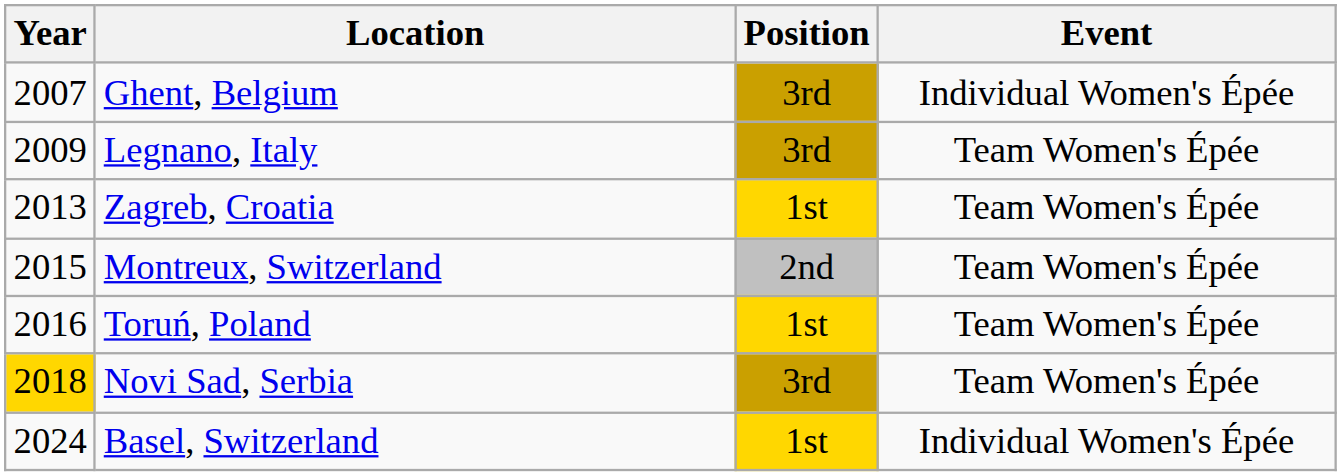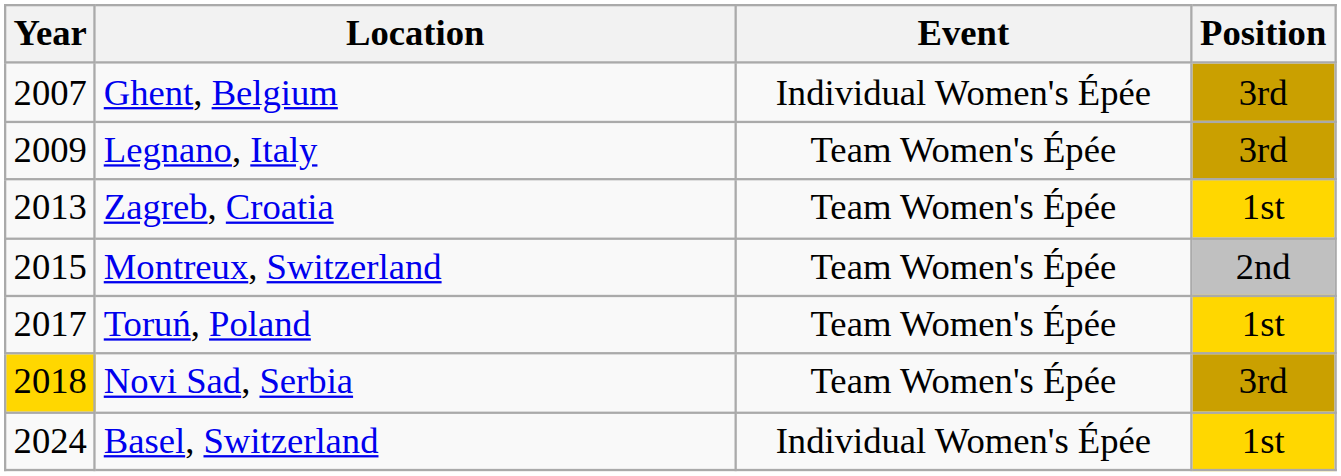columns swapped: (1106, 33) <-> (807, 33)
(50, 324) 2016 -> (50, 324) 2017
